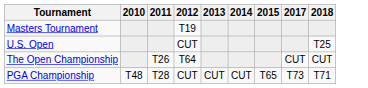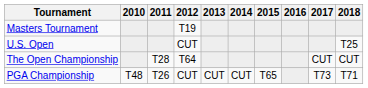+ column: (295, 12)
(161, 60) T26 -> (161, 60) T28
(161, 76) T28 -> (161, 76) T26
